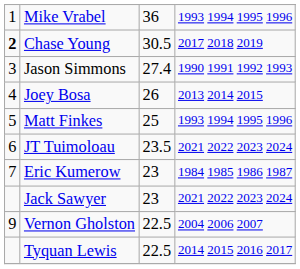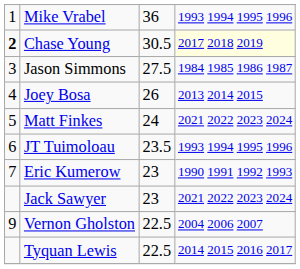(220, 43) no background -> (220, 43) lightyellow background
(157, 69) 27.4 -> (157, 69) 27.5
(235, 69) 1990 1991 1992 1993 -> (235, 69) 1984 1985 1986 1987
(151, 120) 25 -> (151, 120) 24
(235, 120) 1993 1994 1995 1996 -> (235, 120) 2021 2022 2023 2024
(235, 146) 2021 2022 2023 2024 -> (235, 146) 1993 1994 1995 1996
(235, 172) 1984 1985 1986 1987 -> (235, 172) 1990 1991 1992 1993
